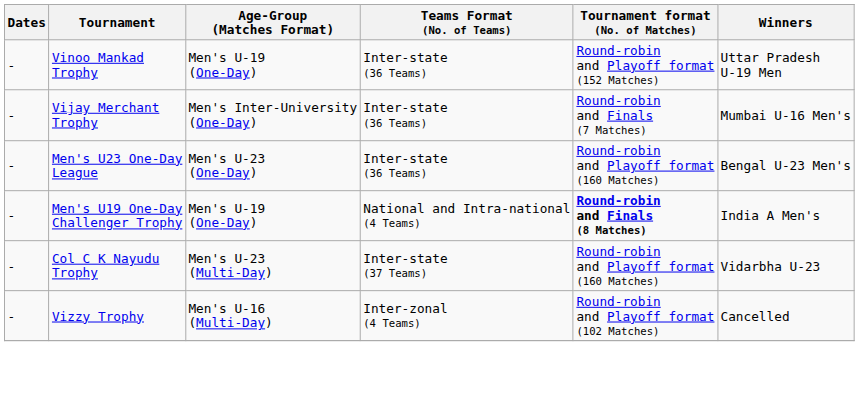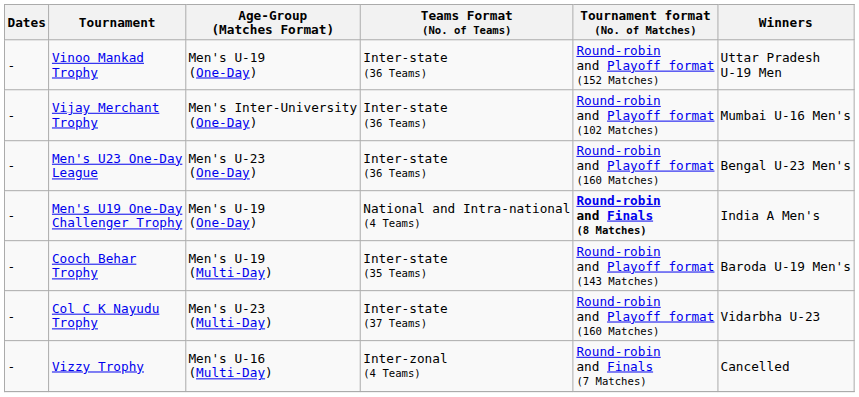(619, 115) Round-robin and Finals (7 Matches) -> (645, 115) Round-robin and Playoff format (102 Matches)
+ row: (94, 266)
(645, 316) Round-robin and Playoff format (102 Matches) -> (619, 366) Round-robin and Finals (7 Matches)
